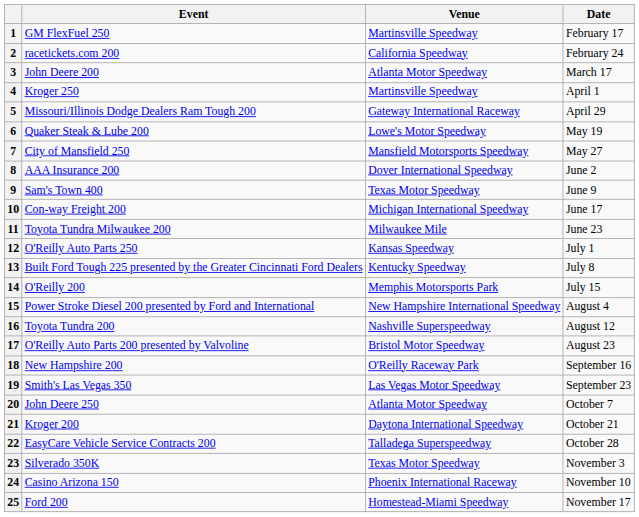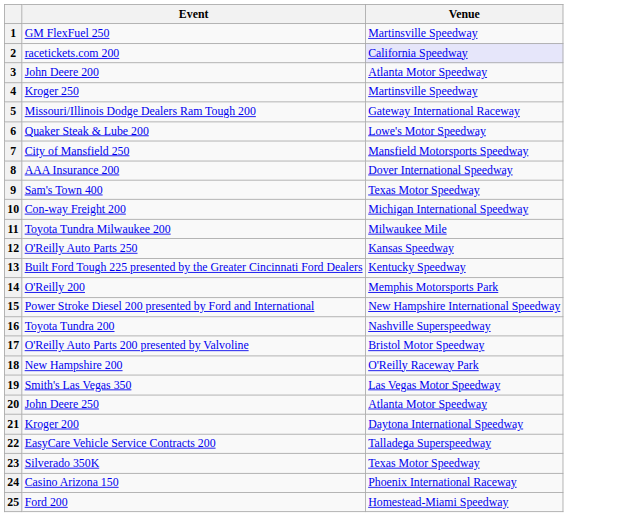- column: (599, 13)
(418, 52) no background -> (418, 52) lavender background
